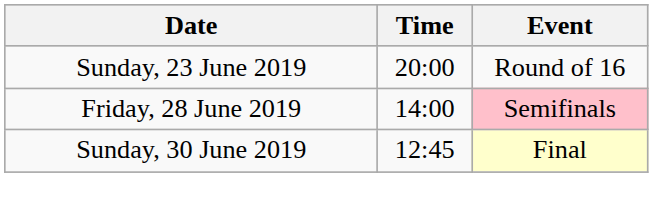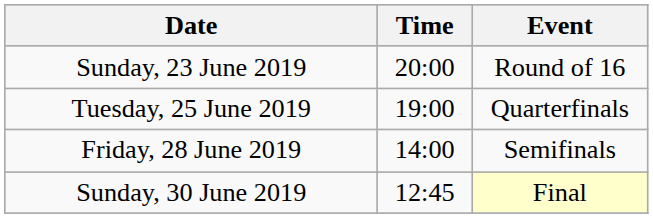+ row: (191, 108)
(560, 108) pink background -> (560, 150) no background
